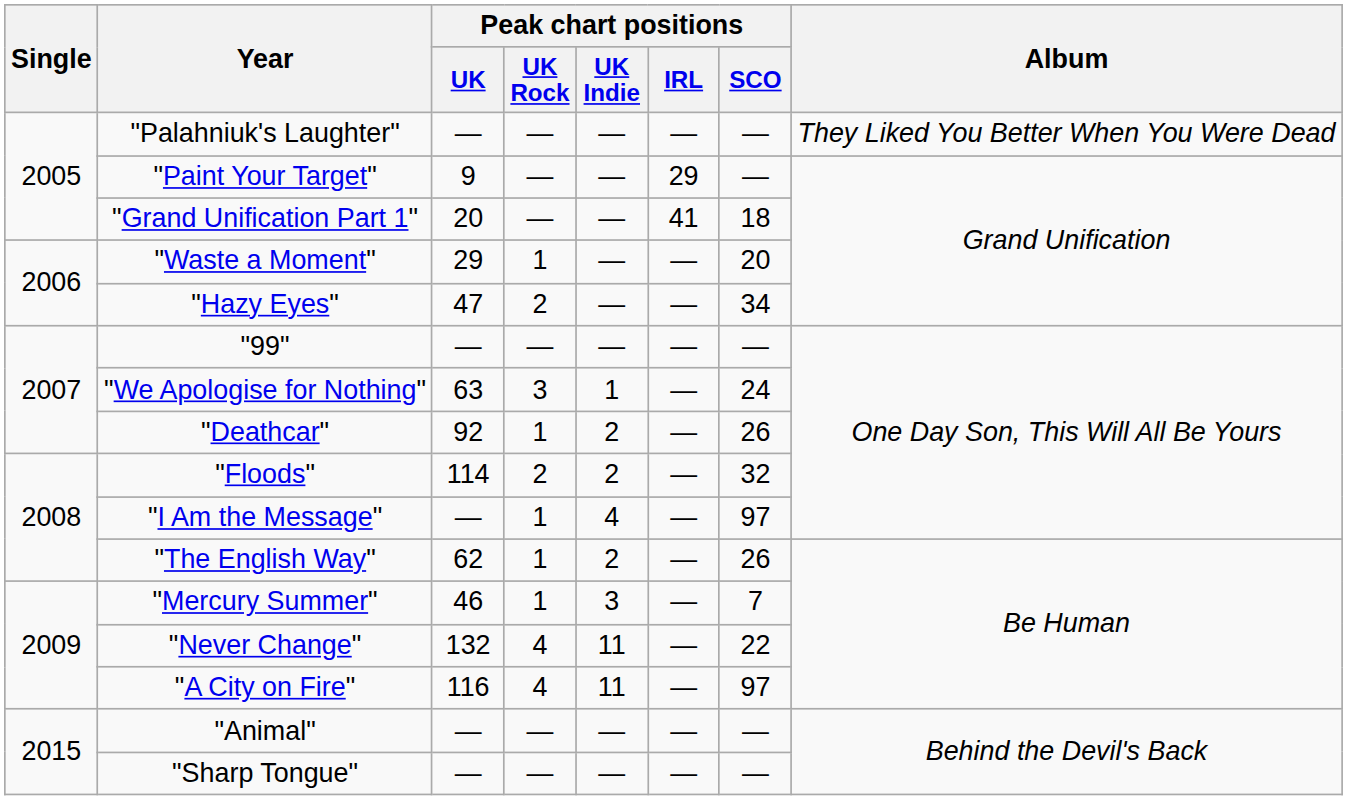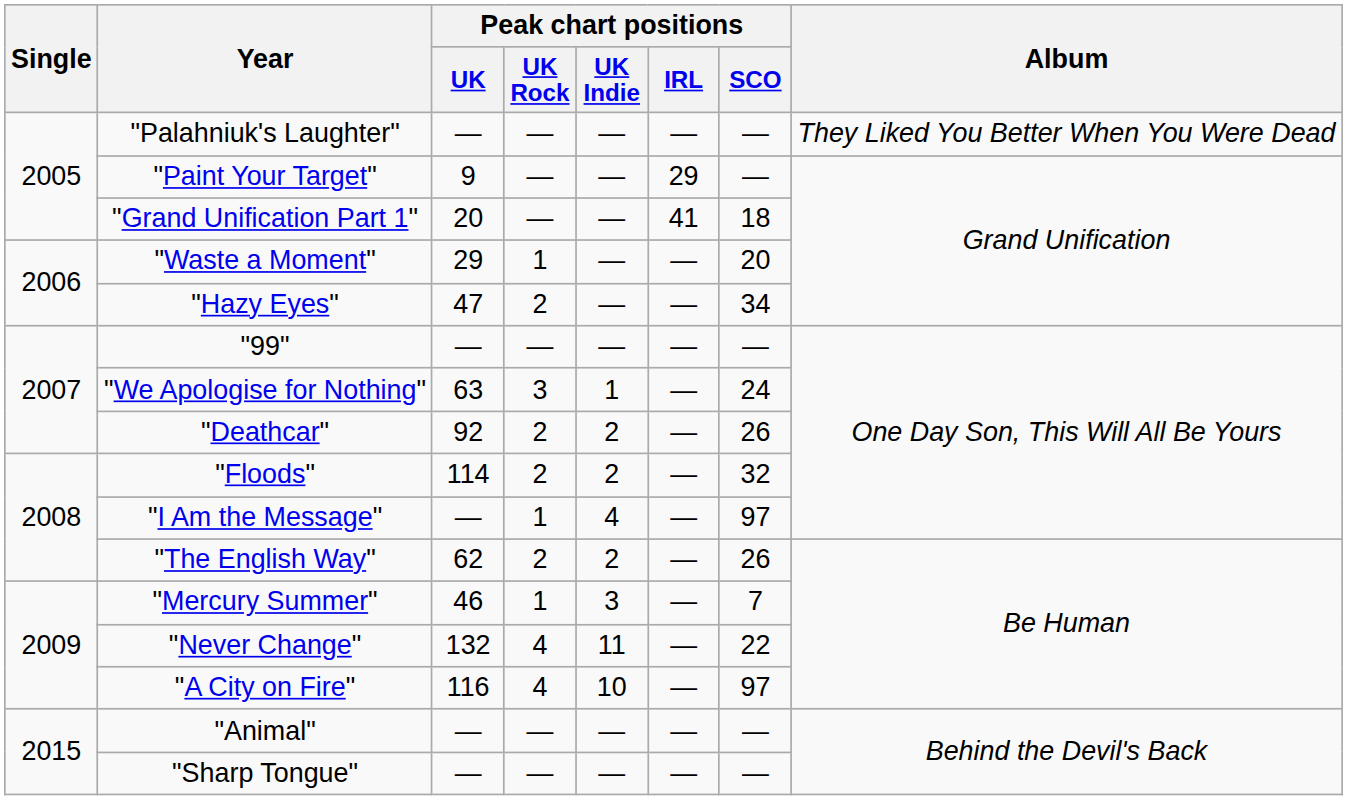(540, 431) 1 -> (540, 431) 2
(540, 559) 1 -> (540, 559) 2
(612, 687) 11 -> (612, 687) 10
